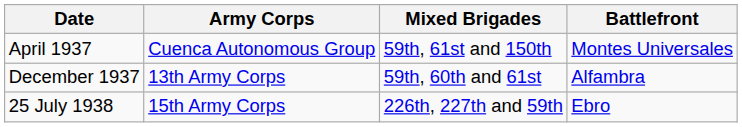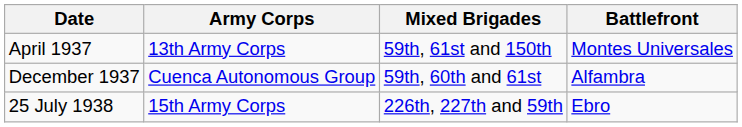(262, 48) Cuenca Autonomous Group -> (217, 48) 13th Army Corps
(217, 77) 13th Army Corps -> (262, 77) Cuenca Autonomous Group
